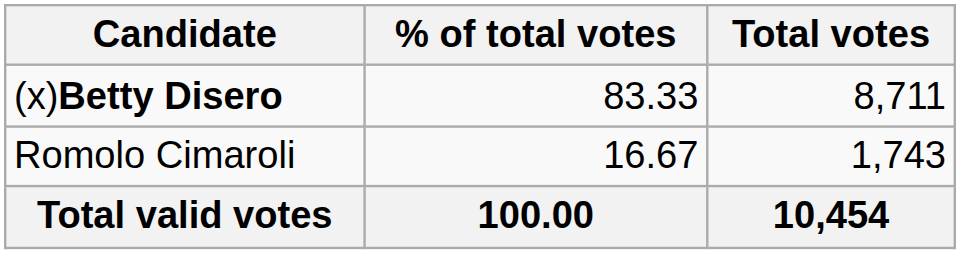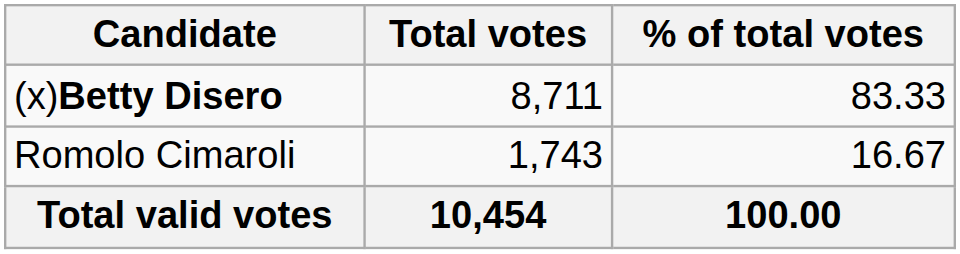columns swapped: (831, 34) <-> (536, 34)
